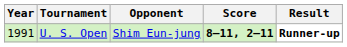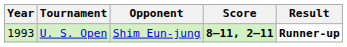(21, 32) 1991 -> (21, 32) 1993
